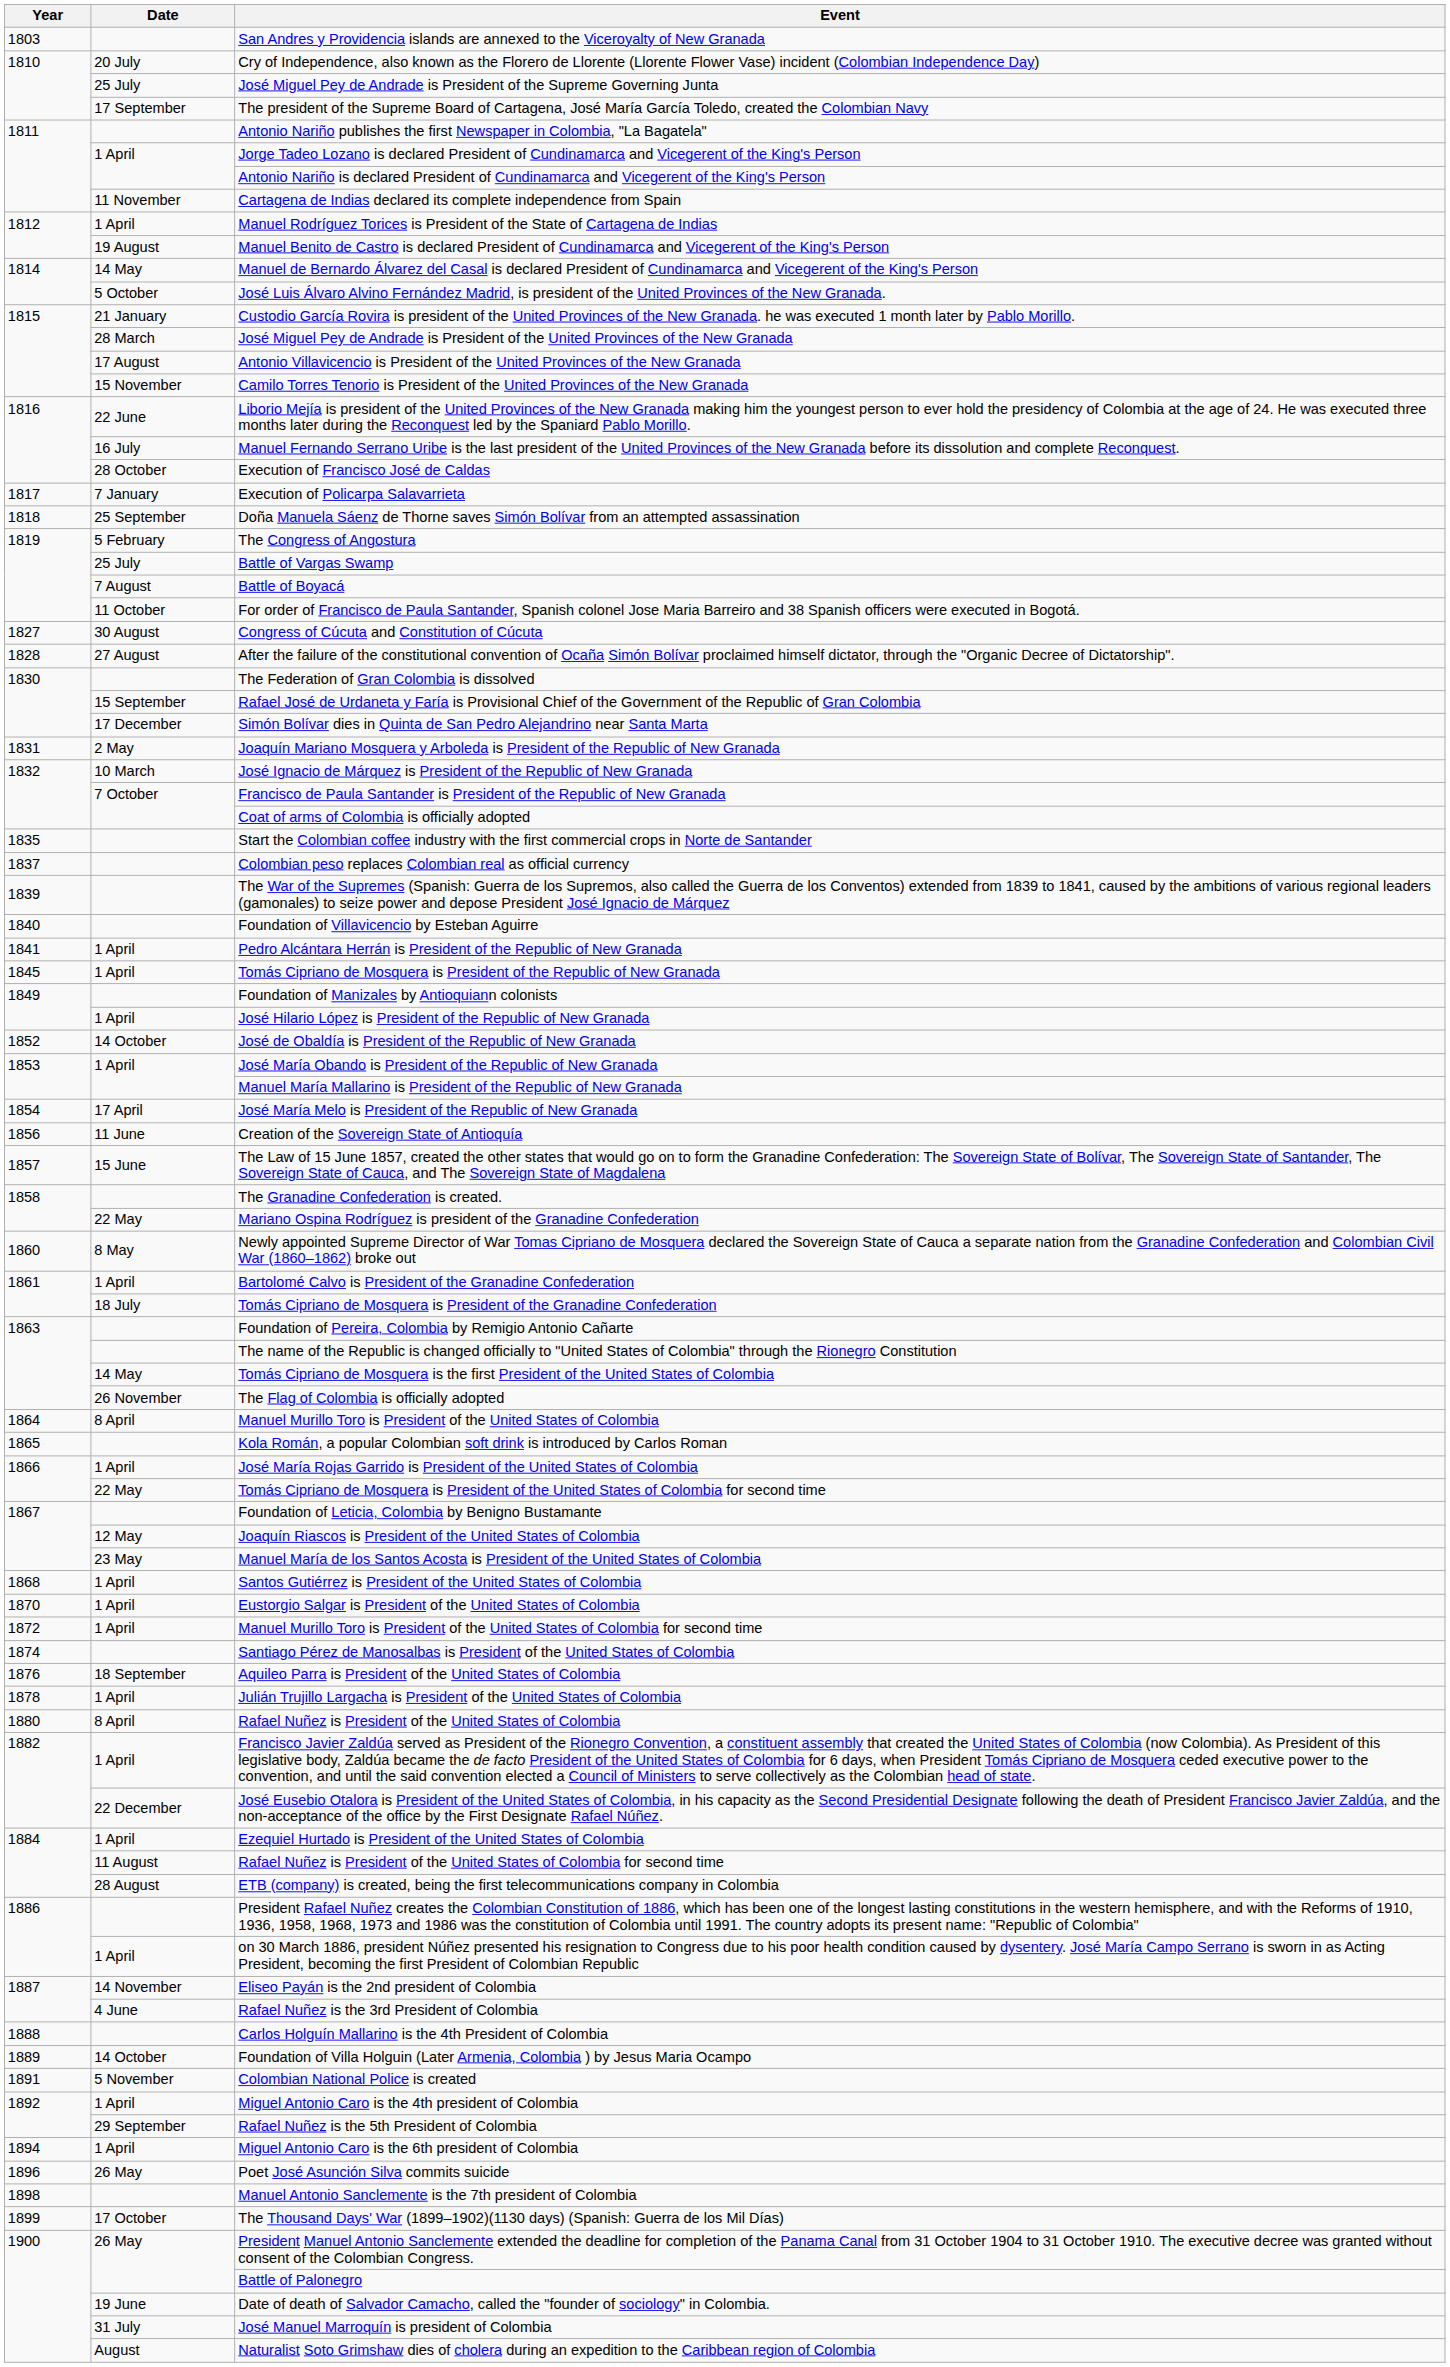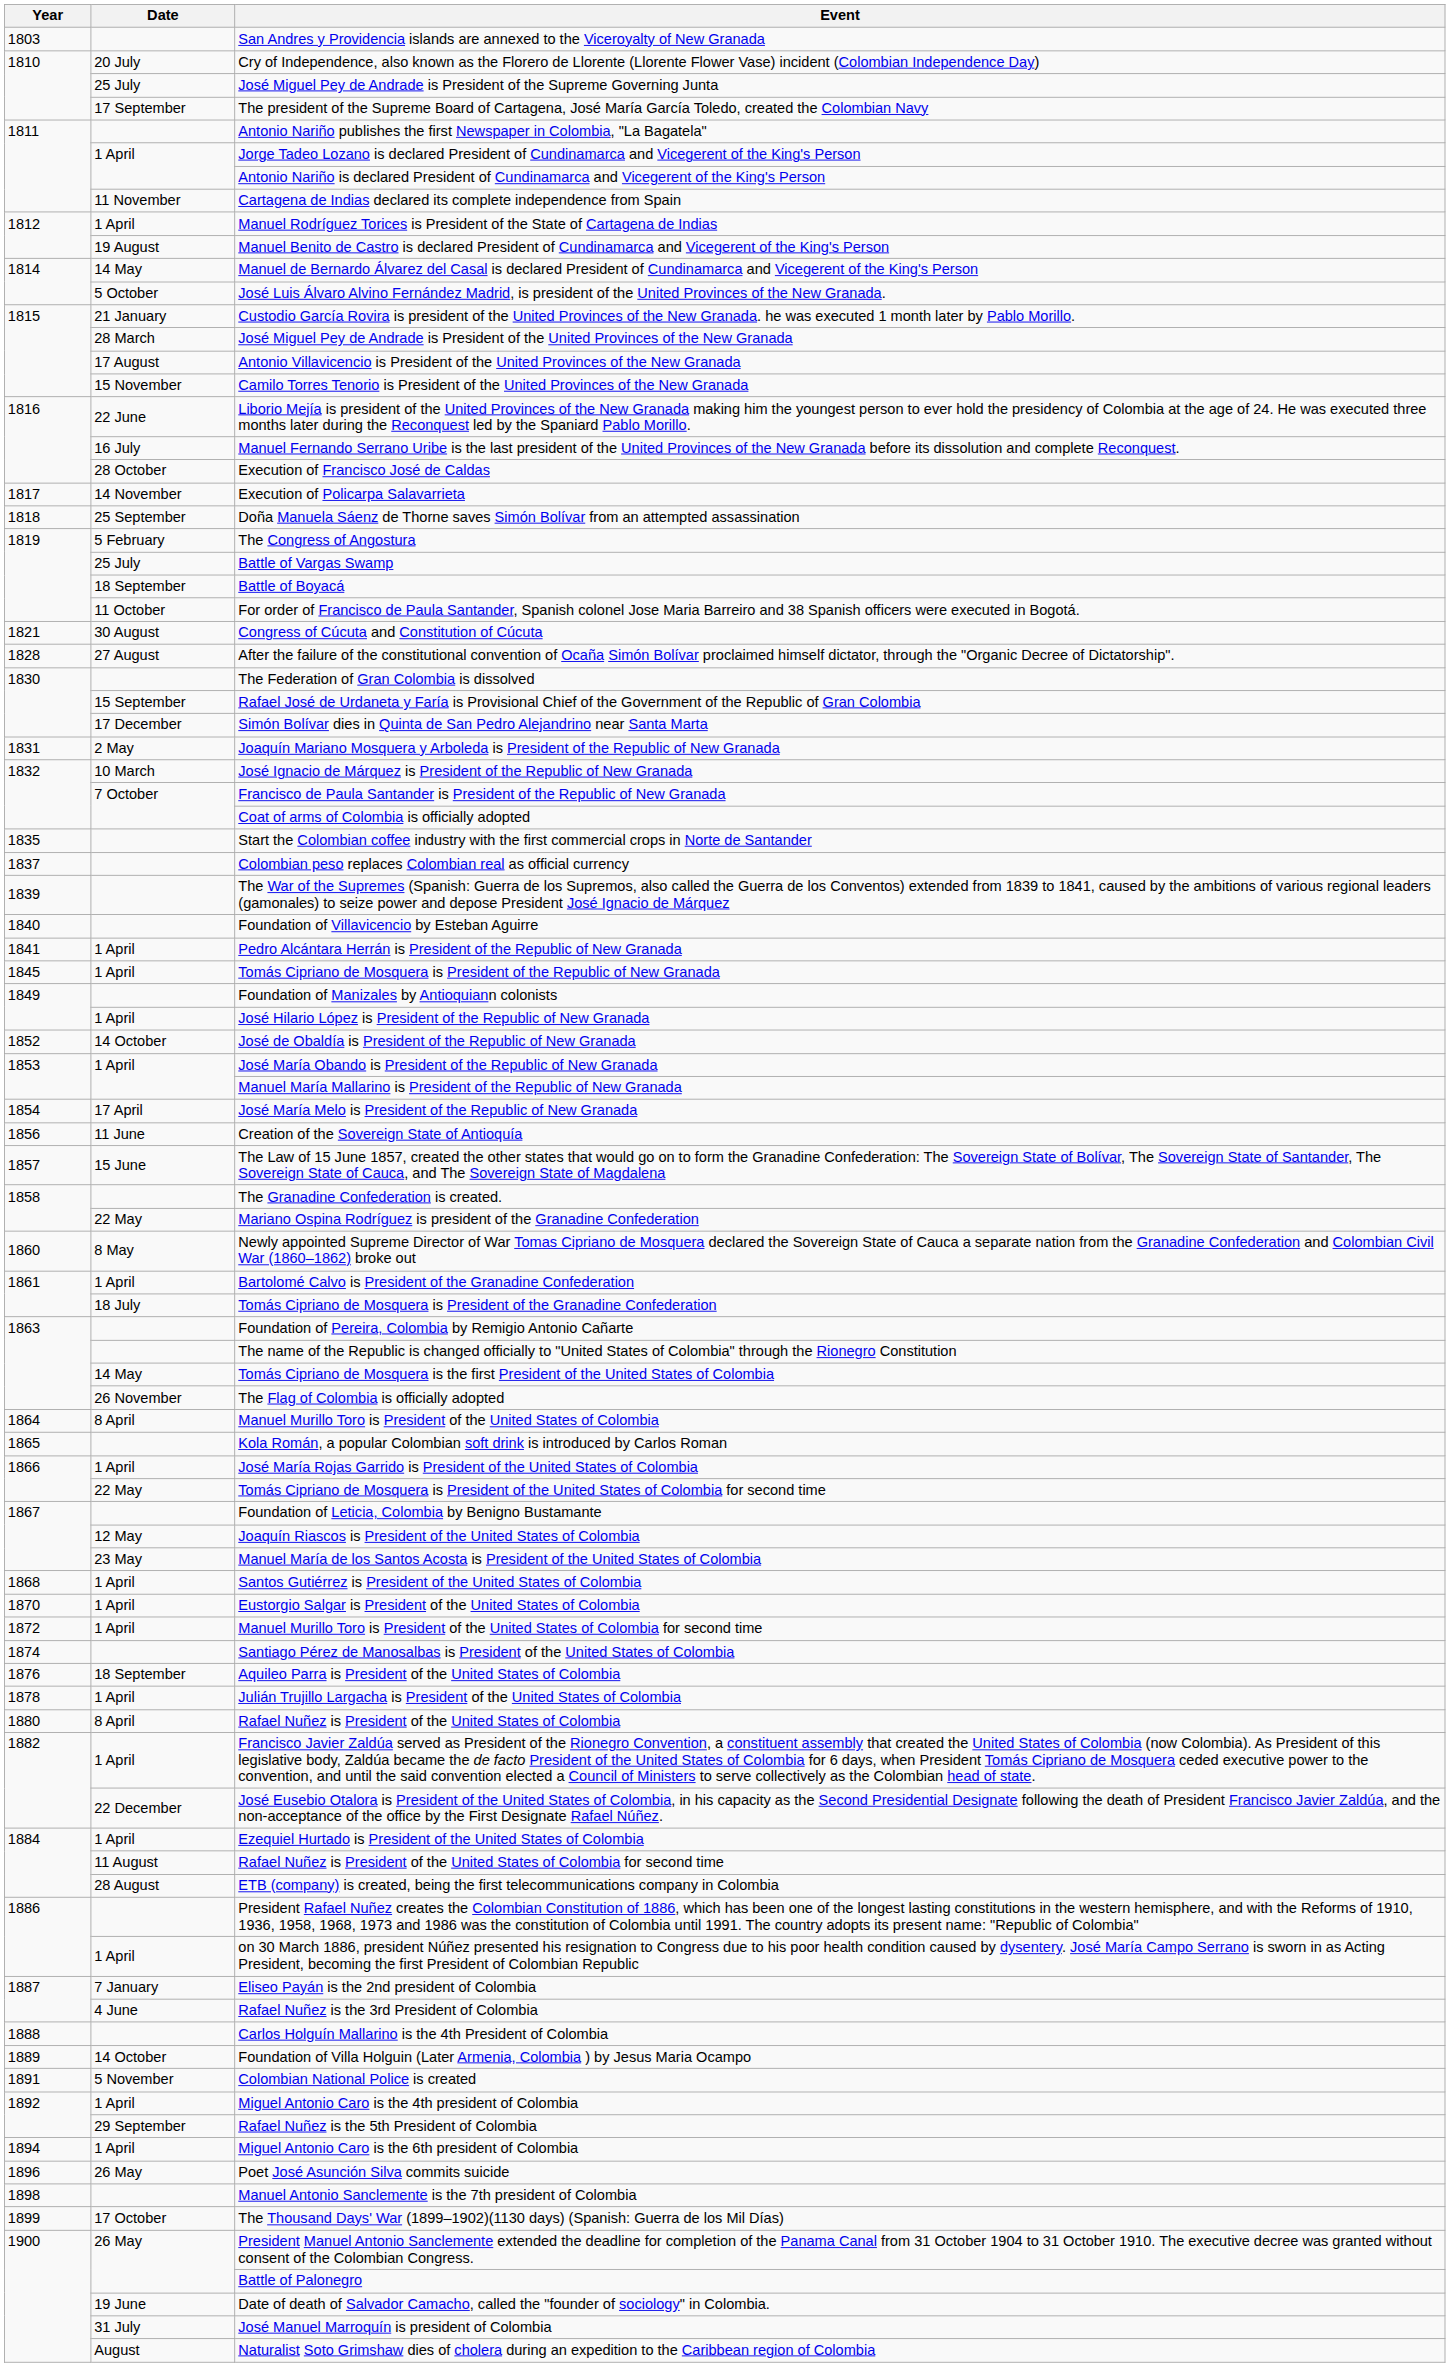(126, 494) 7 January -> (138, 494) 14 November
(123, 586) 7 August -> (140, 586) 18 September
(24, 632) 1827 -> (24, 632) 1821
(138, 1987) 14 November -> (126, 1987) 7 January
